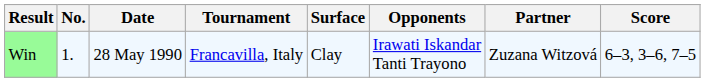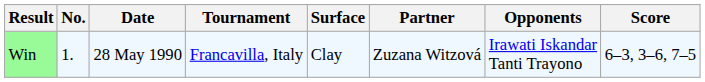columns swapped: (543, 17) <-> (427, 17)
